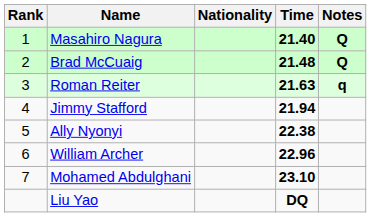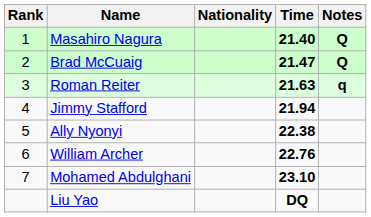(297, 62) 21.48 -> (297, 62) 21.47
(297, 154) 22.96 -> (297, 154) 22.76
